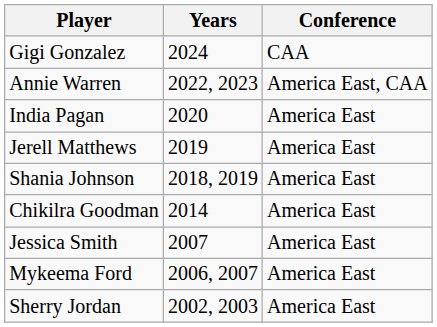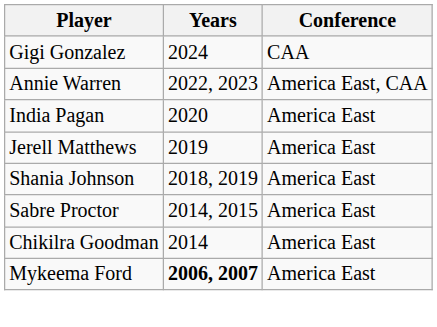+ row: (64, 210)
- row: (63, 242)
(213, 274) normal -> (213, 274) bold
- row: (65, 305)
